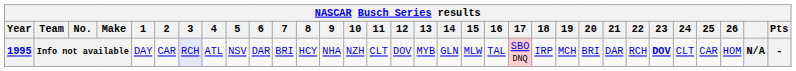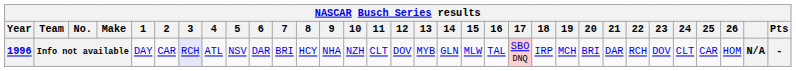(19, 52) 1995 -> (19, 52) 1996
(661, 52) bold -> (661, 52) normal
